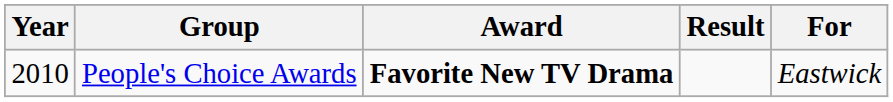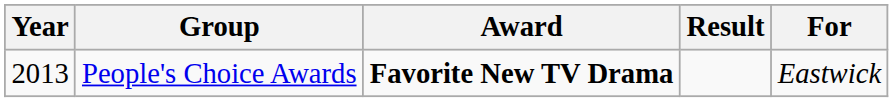(40, 72) 2010 -> (40, 72) 2013
